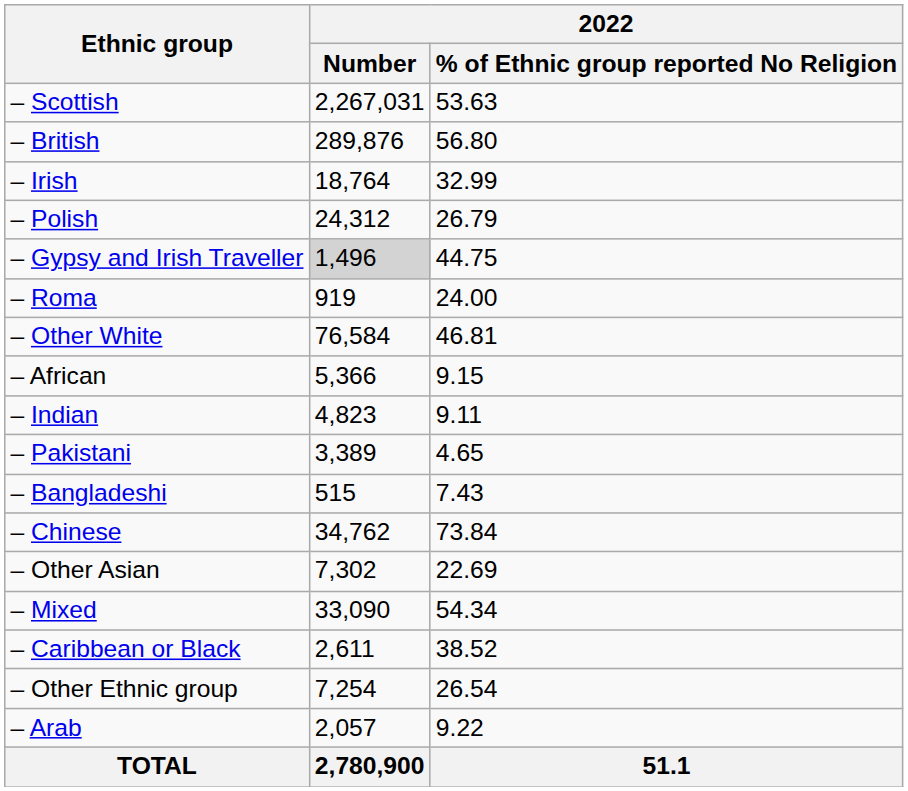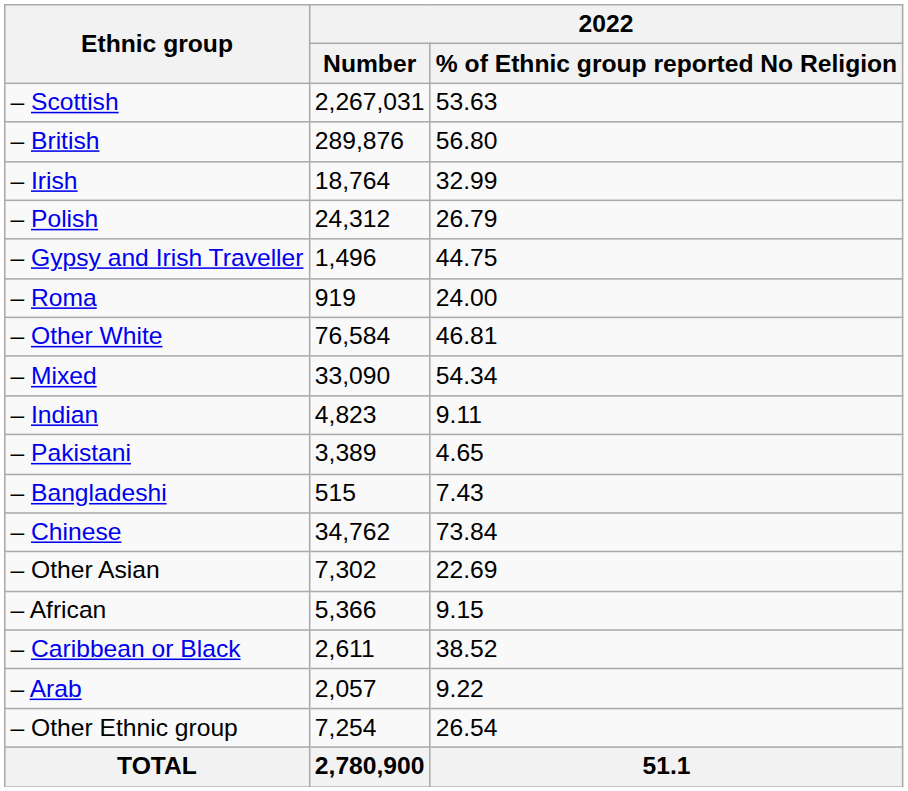(346, 258) lightgrey background -> (346, 258) no background
rows swapped: (54, 610) <-> (58, 375)
rows swapped: (46, 727) <-> (124, 688)
